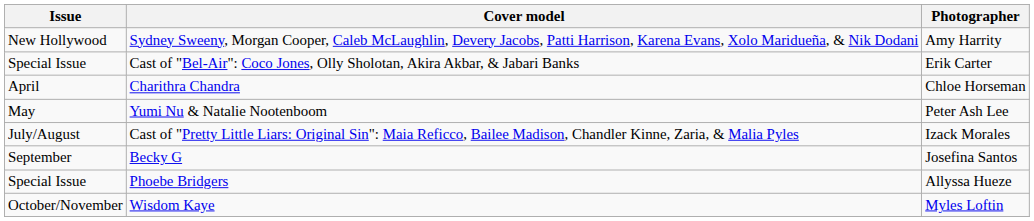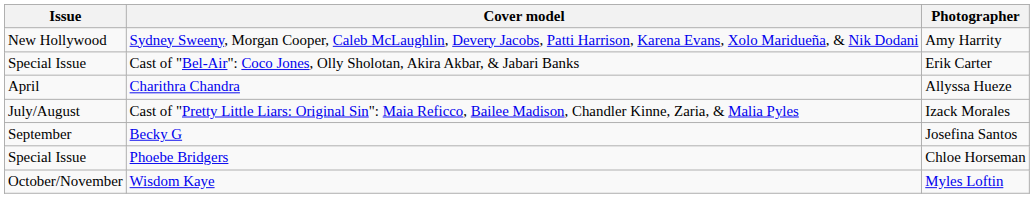(975, 87) Chloe Horseman -> (968, 87) Allyssa Hueze
- row: (228, 110)
(968, 181) Allyssa Hueze -> (975, 157) Chloe Horseman
